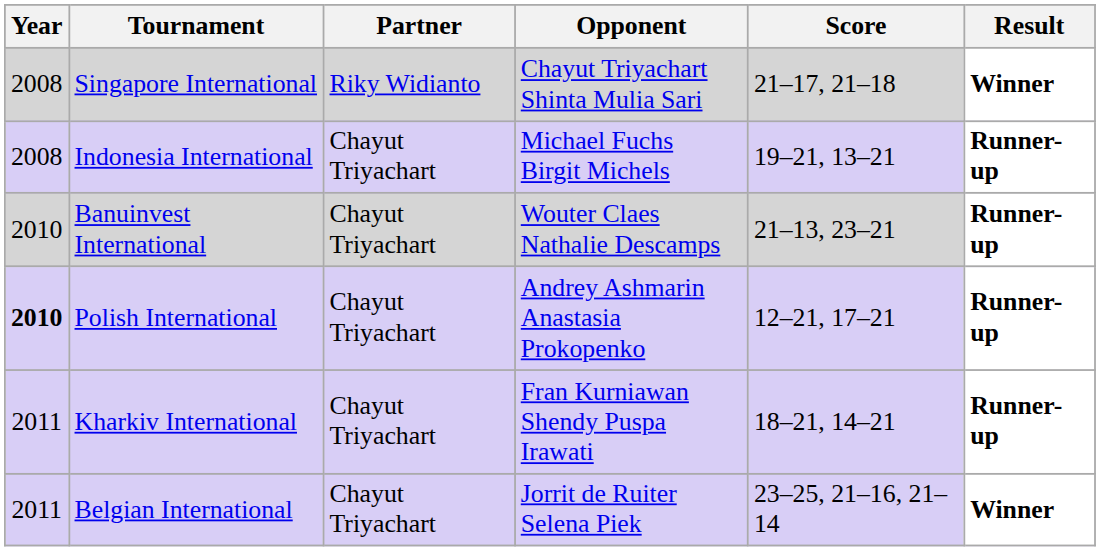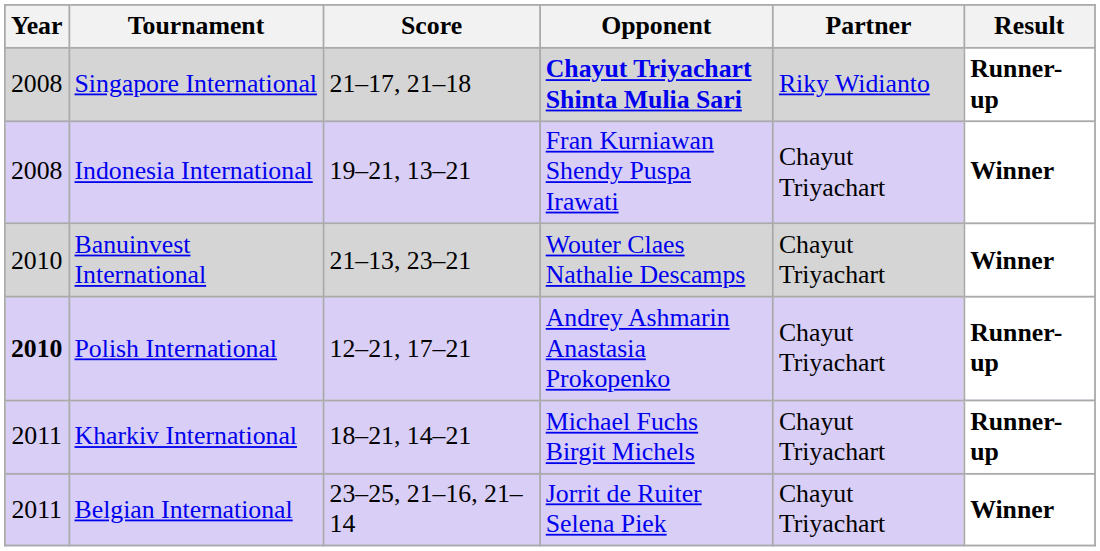columns swapped: (419, 26) <-> (856, 26)
(614, 83) normal -> (649, 83) bold
(1012, 83) Winner -> (1016, 83) Runner-up
(597, 156) Michael Fuchs Birgit Michels -> (630, 172) Fran Kurniawan Shendy Puspa Irawati
(1016, 156) Runner-up -> (1012, 172) Winner
(1016, 229) Runner-up -> (1012, 260) Winner
(605, 421) Fran Kurniawan Shendy Puspa Irawati -> (622, 436) Michael Fuchs Birgit Michels
